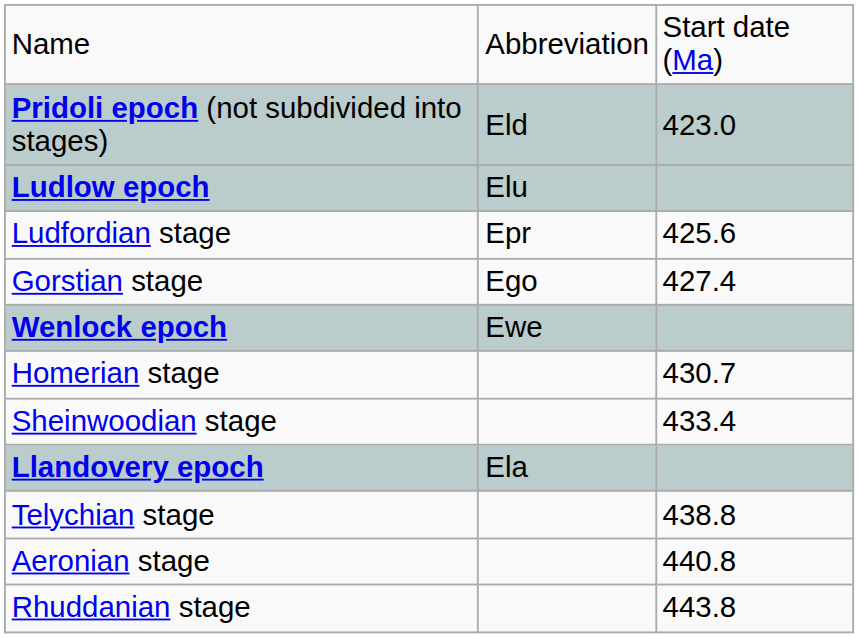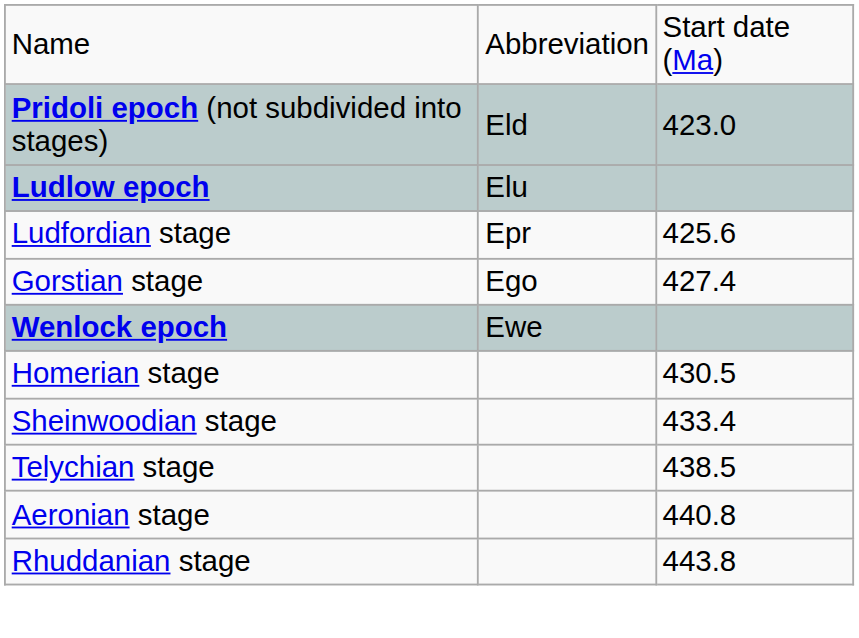(699, 374) 430.7 -> (699, 374) 430.5
- row: (138, 467)
(699, 514) 438.8 -> (699, 467) 438.5
